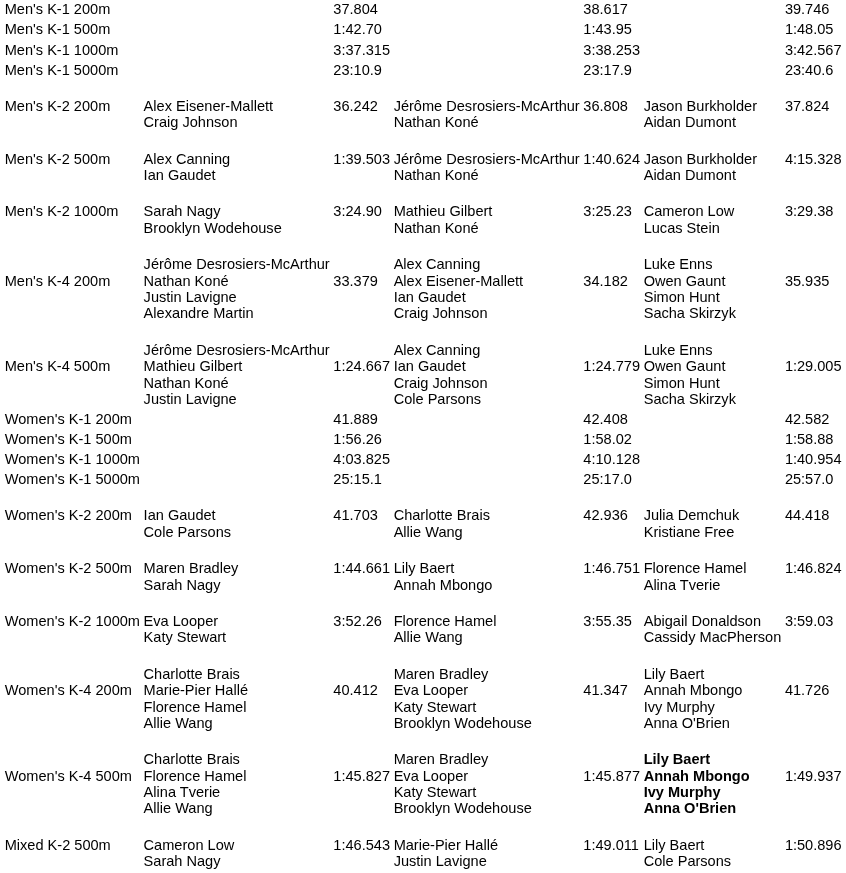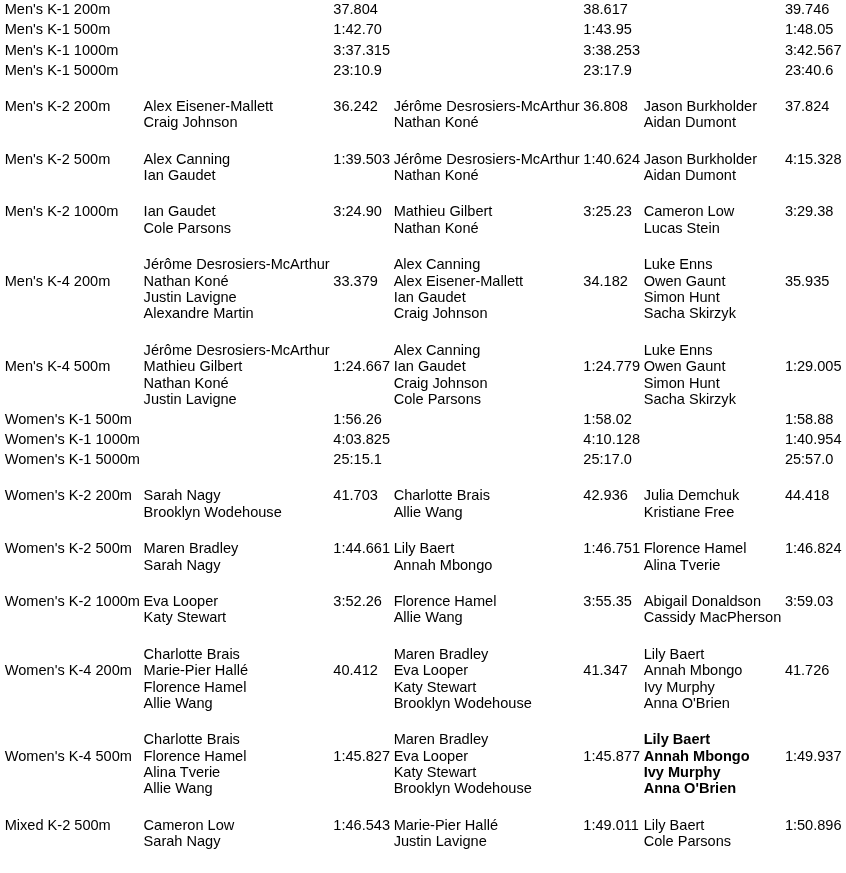(213, 220) Sarah Nagy Brooklyn Wodehouse -> (187, 220) Ian Gaudet Cole Parsons
- row: (68, 419)
(187, 524) Ian Gaudet Cole Parsons -> (213, 504) Sarah Nagy Brooklyn Wodehouse
